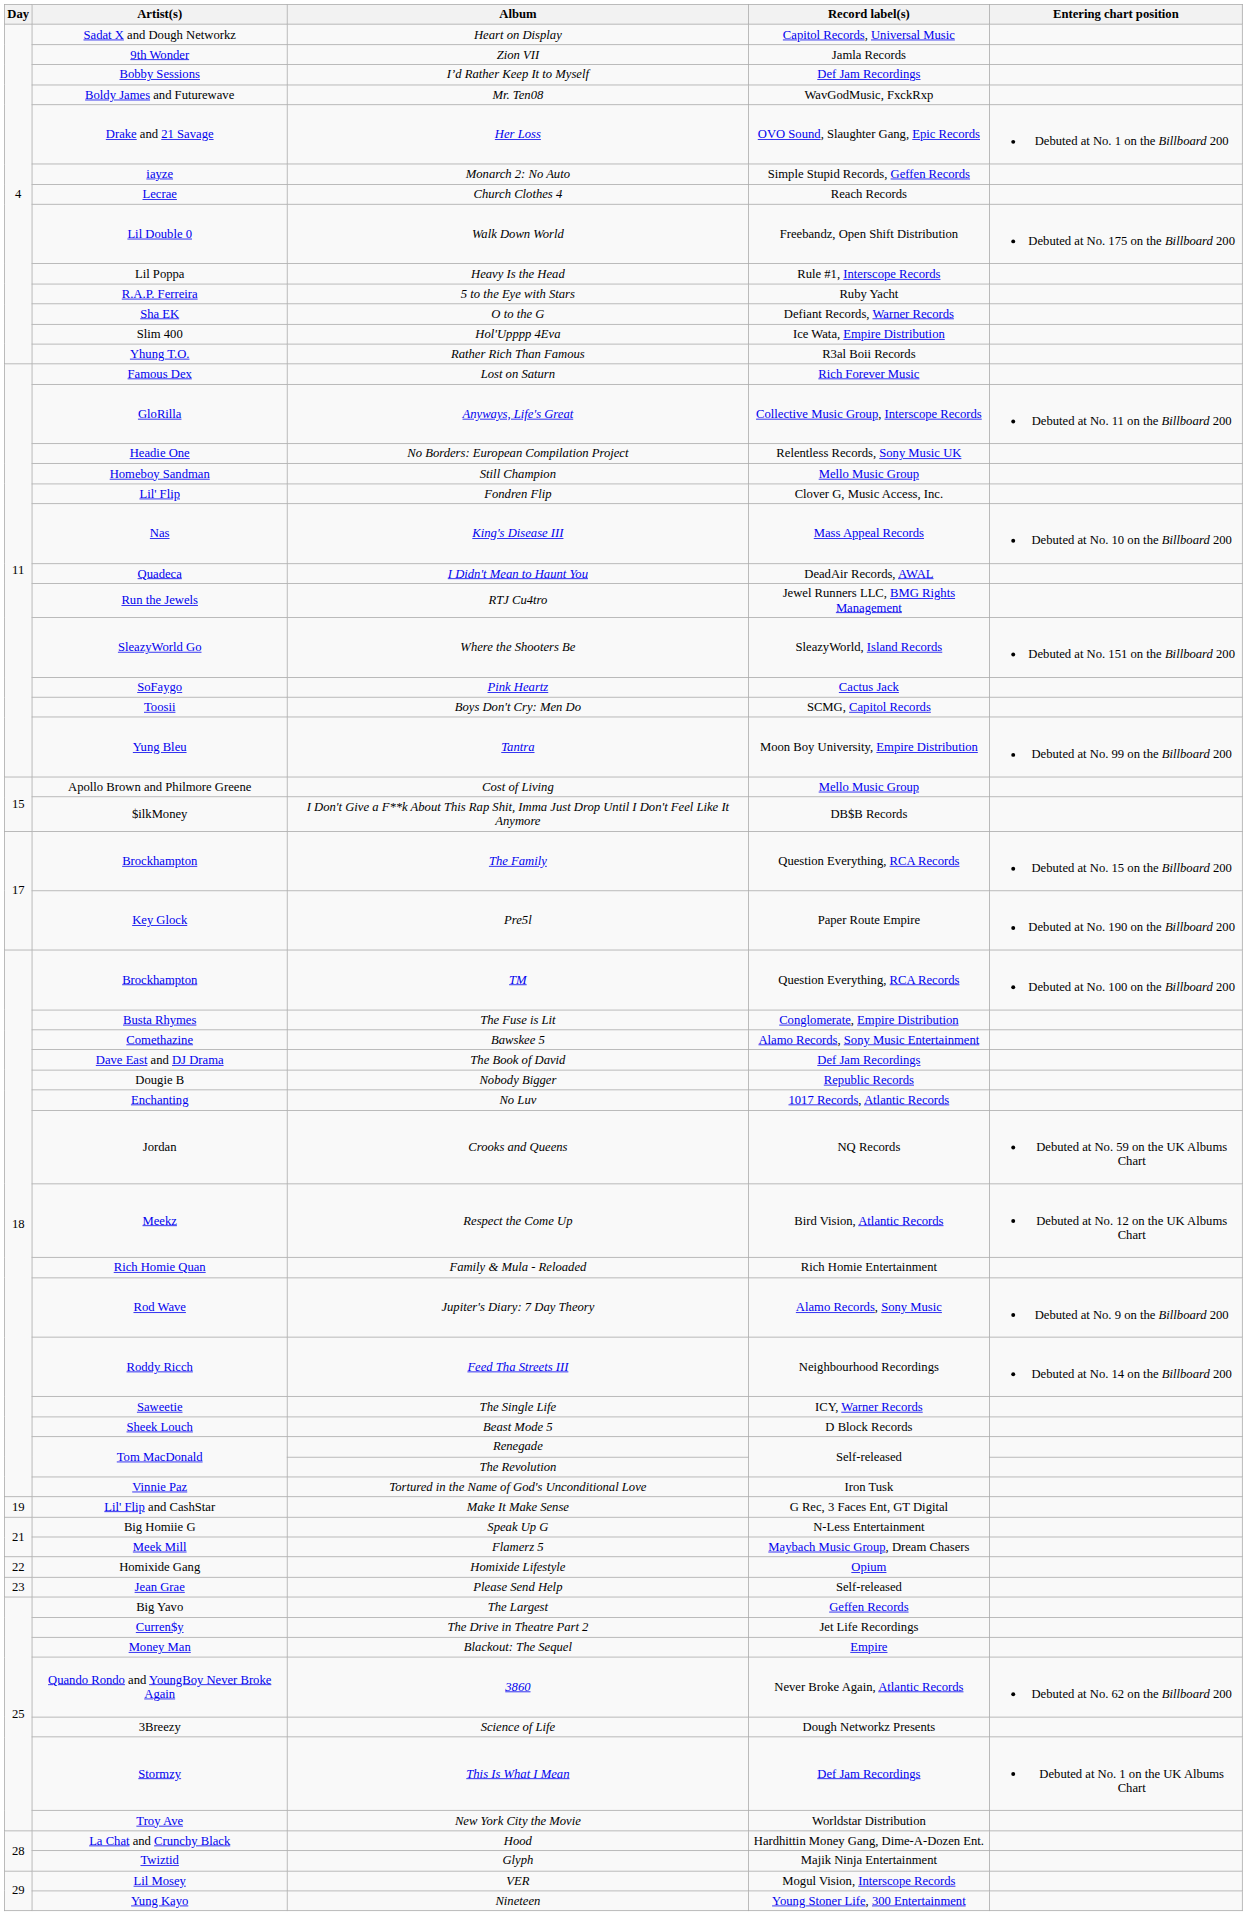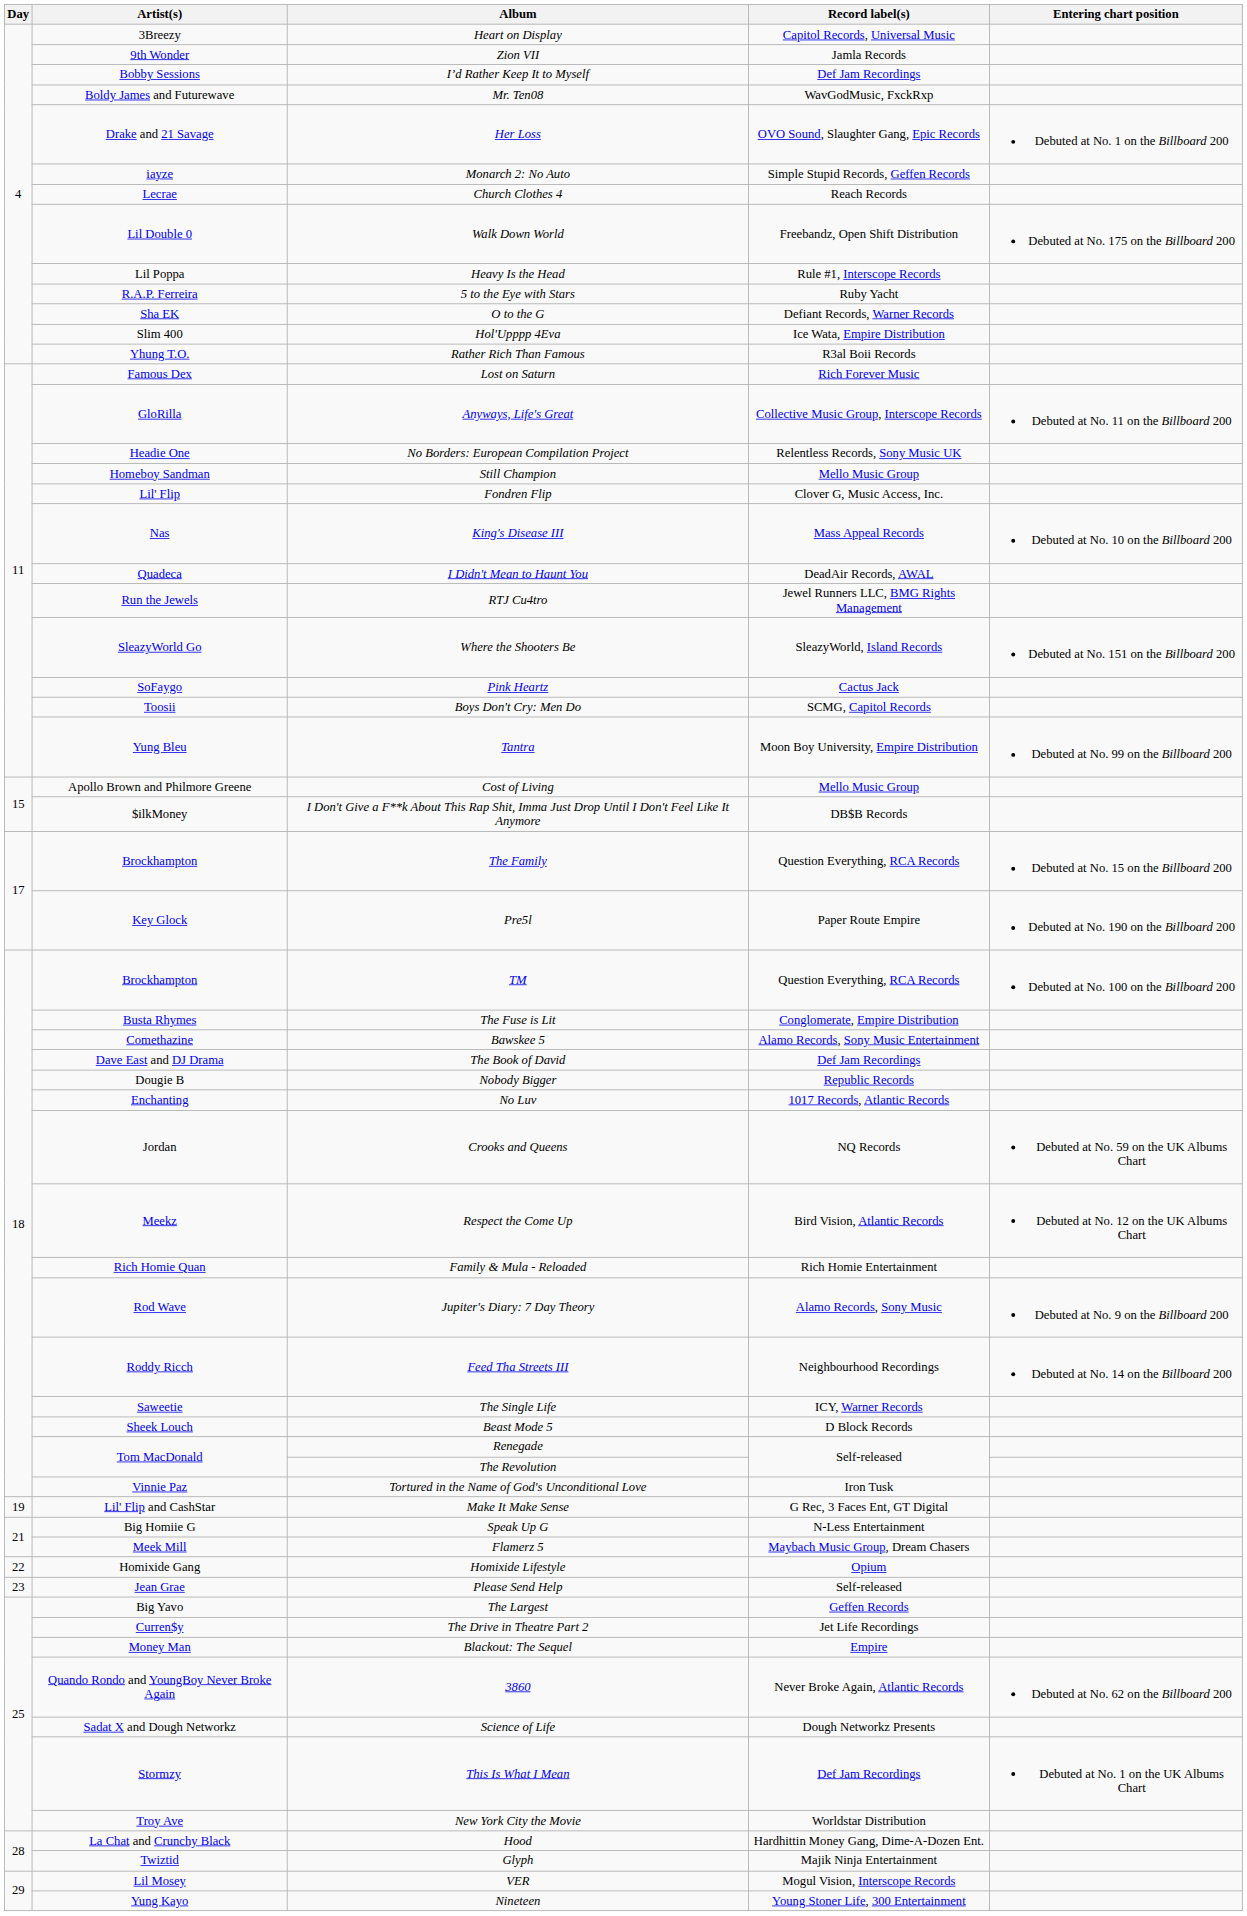(160, 34) Sadat X and Dough Networkz -> (160, 34) 3Breezy
(160, 1726) 3Breezy -> (160, 1726) Sadat X and Dough Networkz
